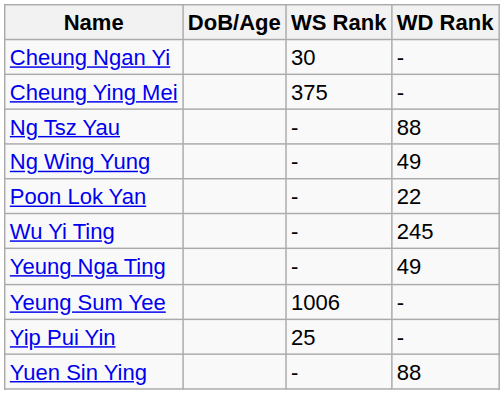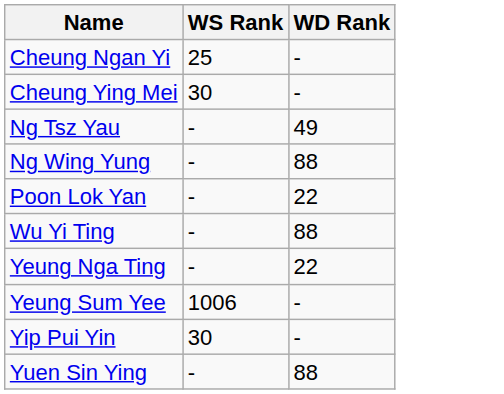- column: (234, 22)
(303, 57) 30 -> (200, 57) 25
(309, 92) 375 -> (200, 92) 30
(409, 127) 88 -> (306, 127) 49
(409, 162) 49 -> (306, 162) 88
(415, 232) 245 -> (306, 232) 88
(409, 267) 49 -> (306, 267) 22
(303, 336) 25 -> (200, 336) 30
